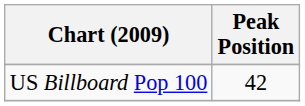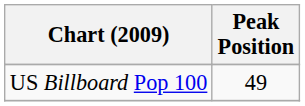(256, 82) 42 -> (256, 82) 49
